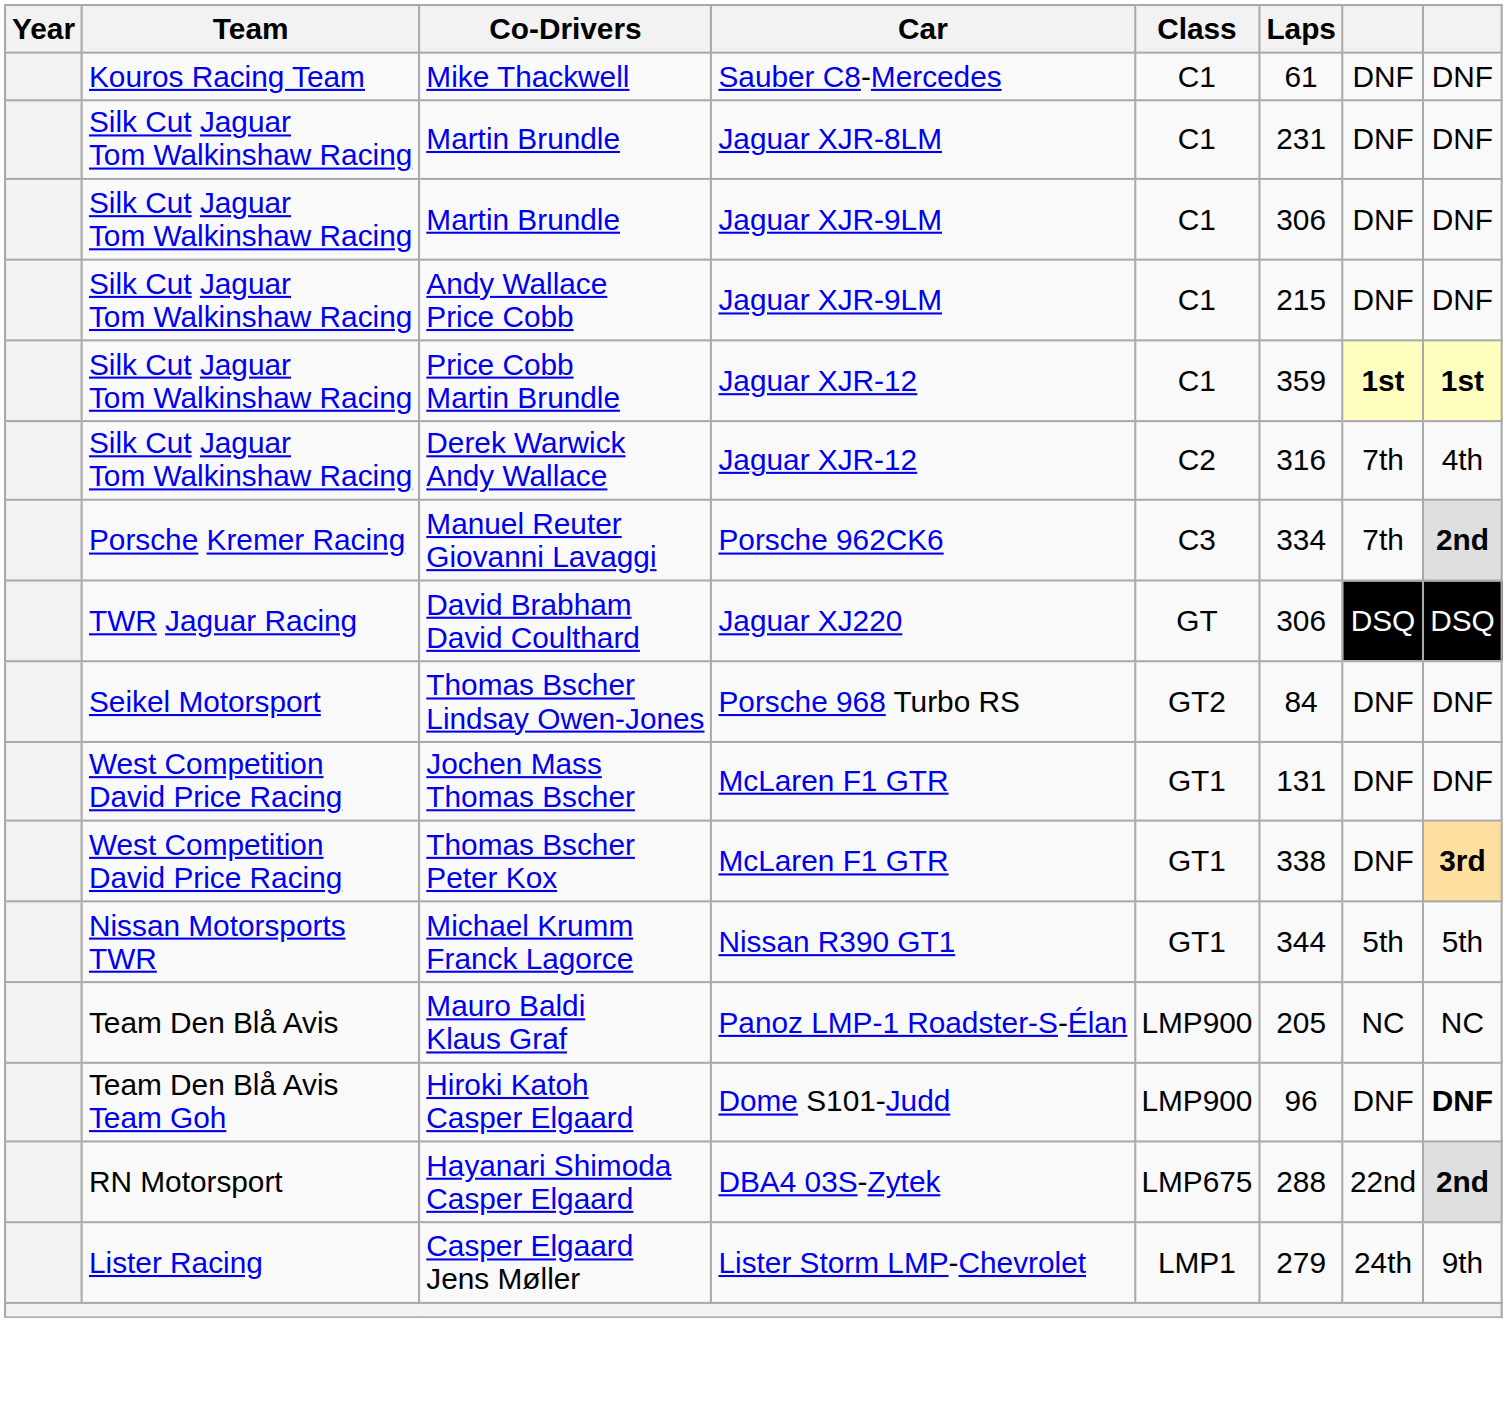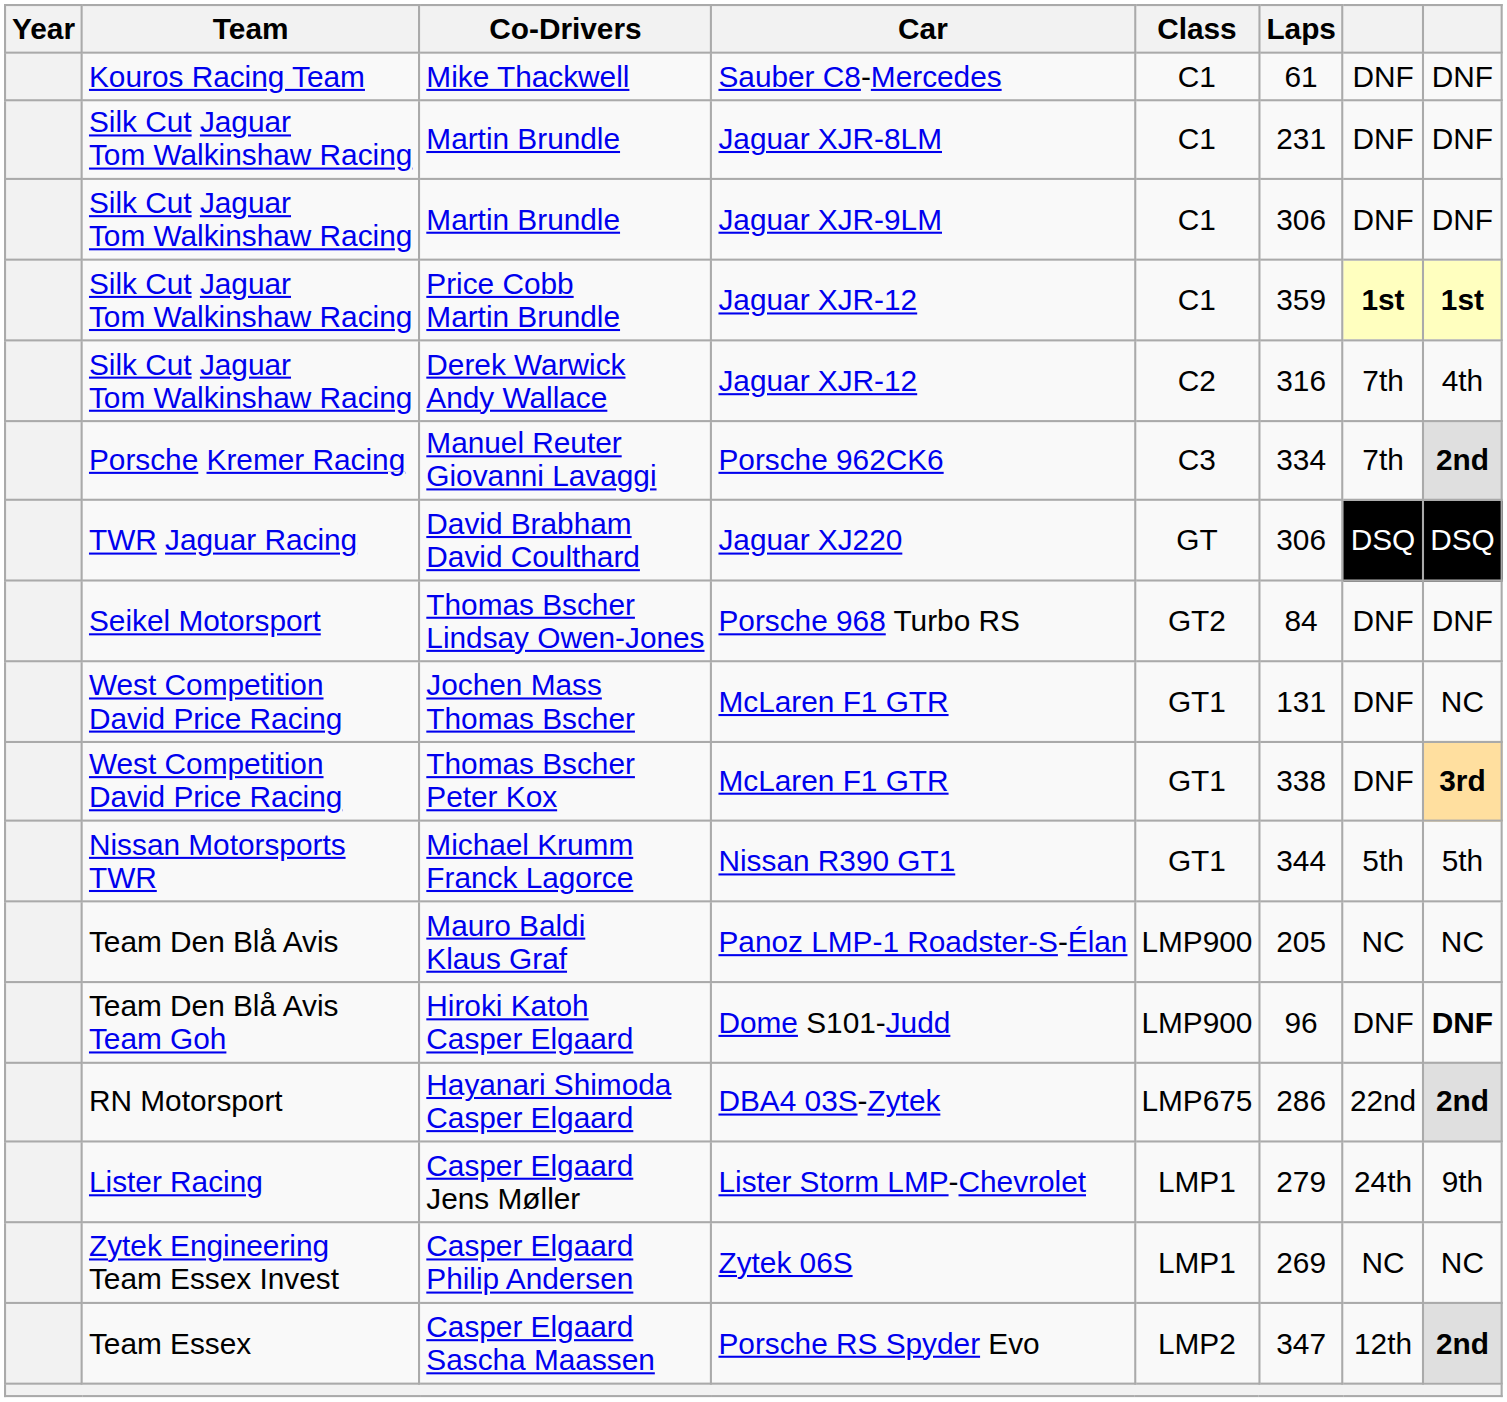- row: (517, 300)
(1462, 781) DNF -> (1462, 701) NC
(1301, 1182) 288 -> (1301, 1102) 286
+ row: (530, 1263)
+ row: (541, 1343)
